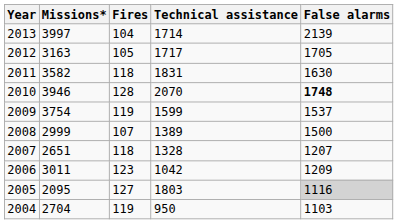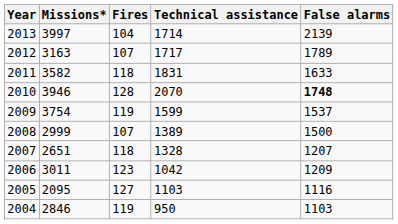(123, 53) 105 -> (123, 53) 107
(318, 53) 1705 -> (318, 53) 1789
(318, 73) 1630 -> (318, 73) 1633
(168, 190) 1803 -> (168, 190) 1103
(318, 190) lightgrey background -> (318, 190) no background
(56, 209) 2704 -> (56, 209) 2846
